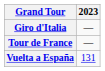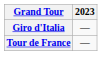- row: (40, 58)
